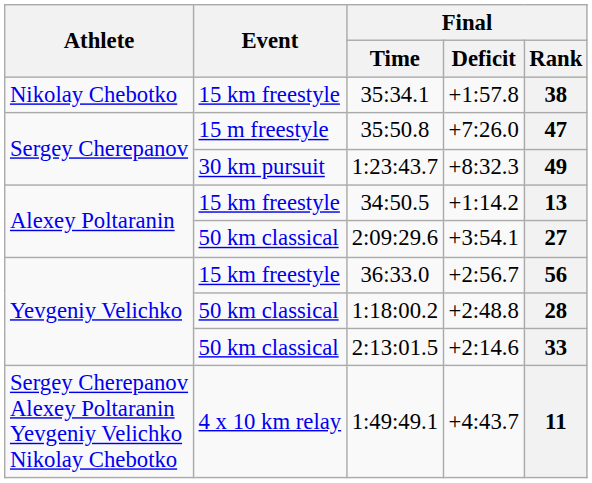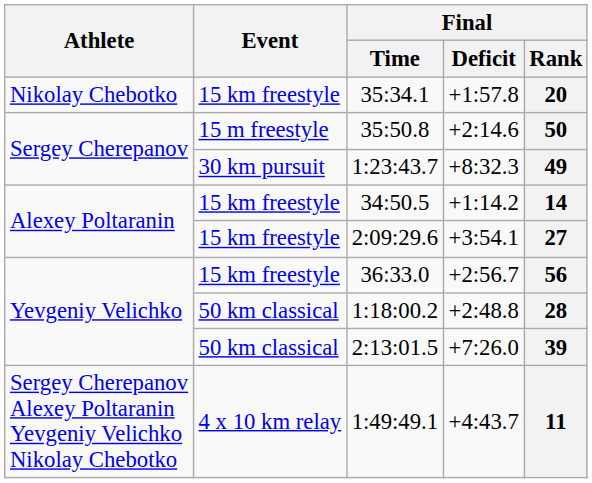(556, 94) 38 -> (556, 94) 20
(484, 130) +7:26.0 -> (484, 130) +2:14.6
(556, 130) 47 -> (556, 130) 50
(556, 202) 13 -> (556, 202) 14
(269, 238) 50 km classical -> (269, 238) 15 km freestyle
(484, 346) +2:14.6 -> (484, 346) +7:26.0
(556, 346) 33 -> (556, 346) 39
